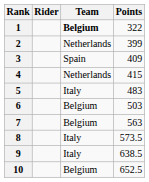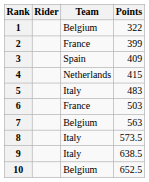(81, 28) bold -> (80, 28) normal
(87, 43) Netherlands -> (77, 43) France
(80, 106) Belgium -> (77, 106) France
